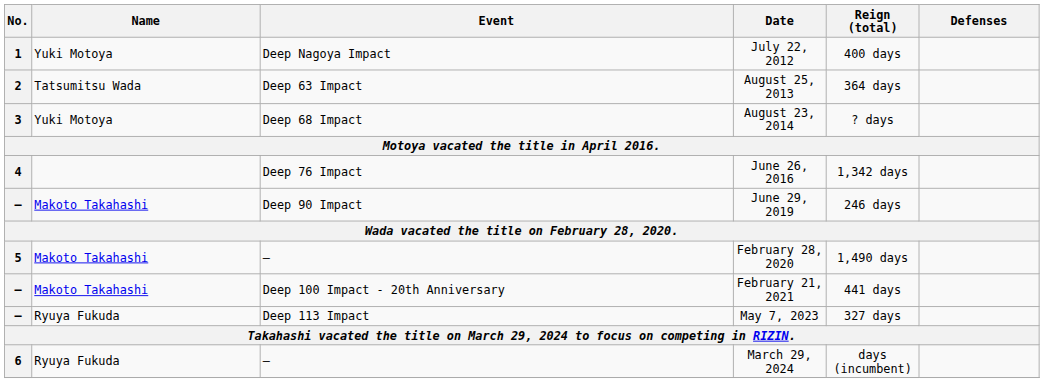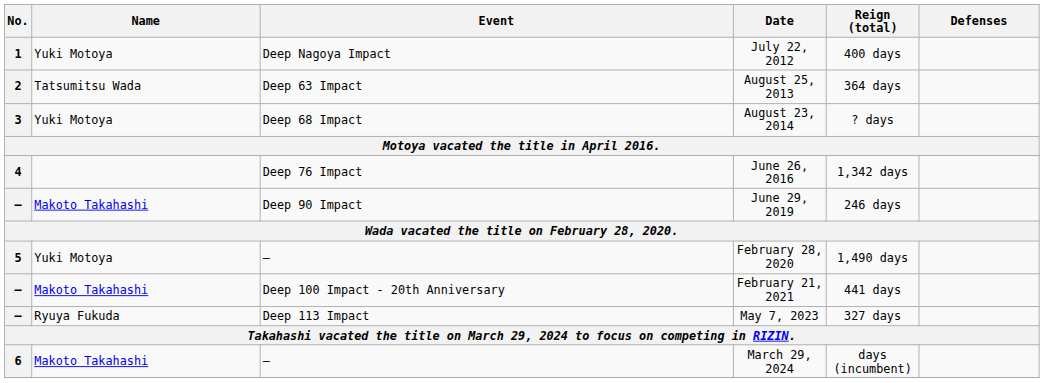(91, 257) Makoto Takahashi -> (73, 257) Yuki Motoya
(77, 361) Ryuya Fukuda -> (91, 361) Makoto Takahashi
